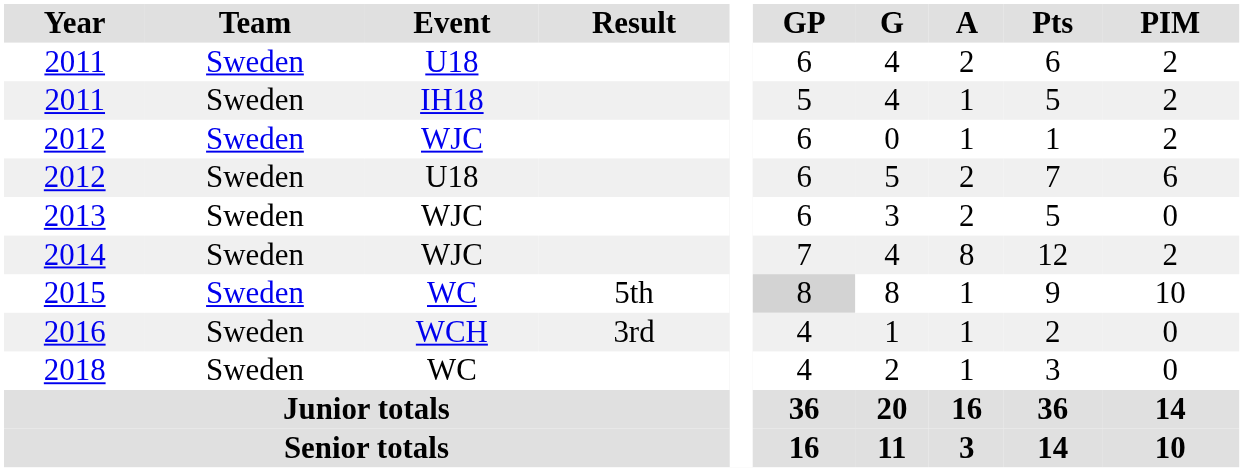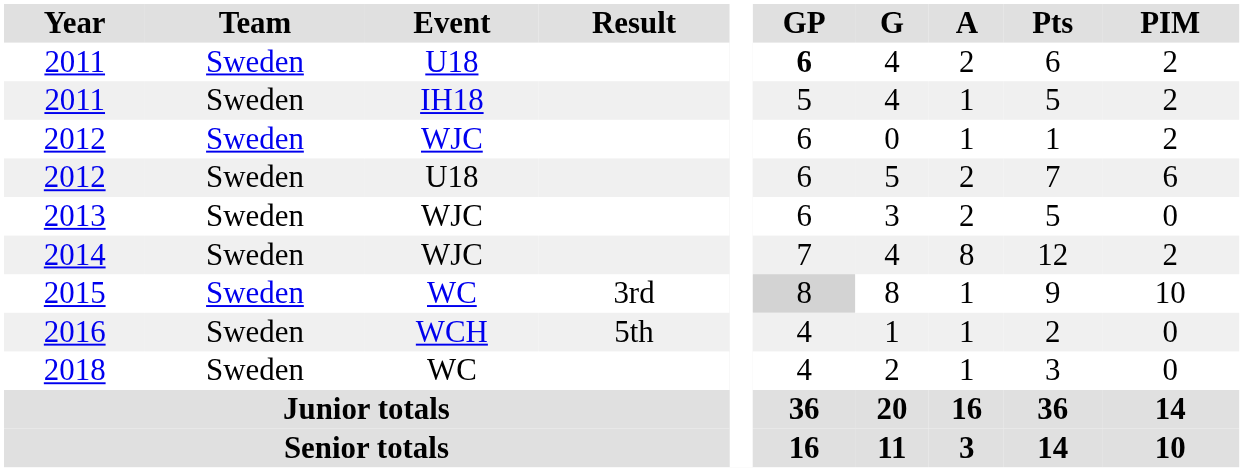(804, 61) normal -> (804, 61) bold
(634, 293) 5th -> (634, 293) 3rd
(634, 331) 3rd -> (634, 331) 5th
